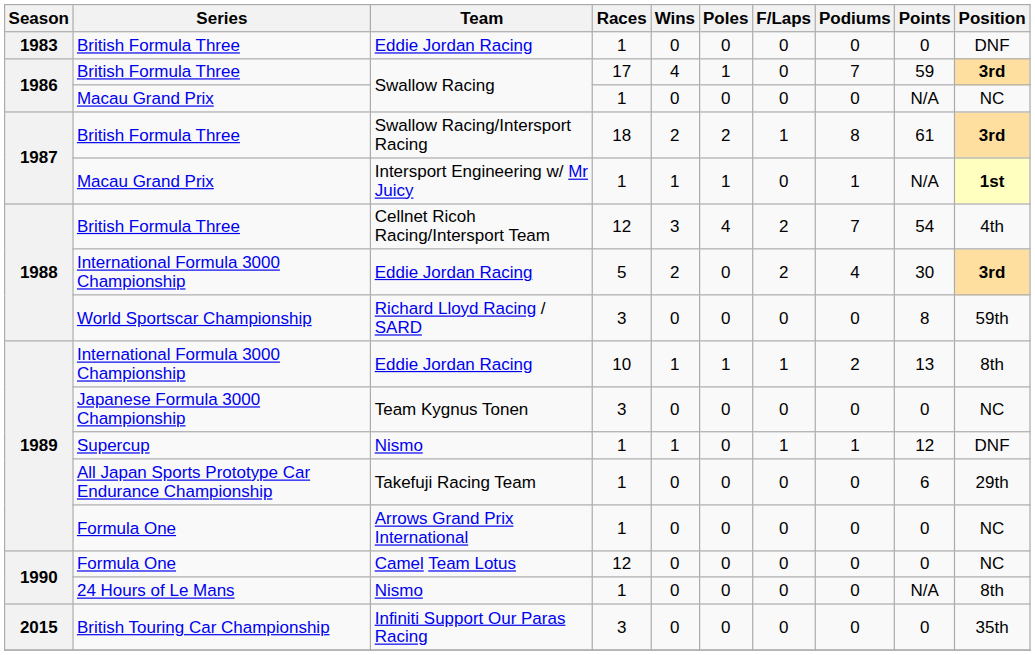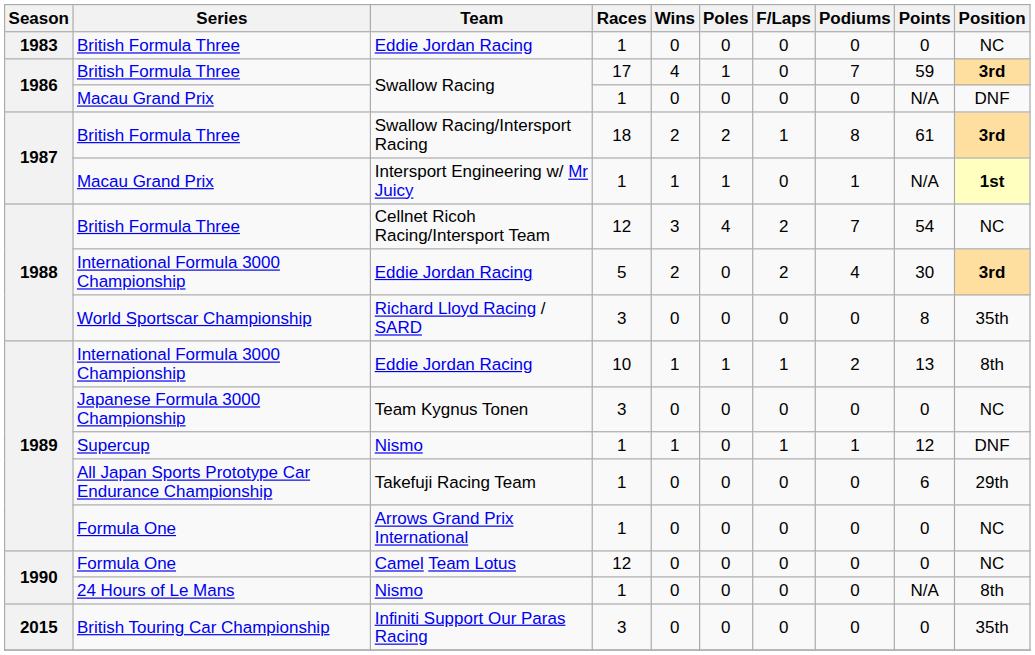(992, 45) DNF -> (992, 45) NC
(992, 99) NC -> (992, 99) DNF
(992, 227) 4th -> (992, 227) NC
(992, 318) 59th -> (992, 318) 35th
